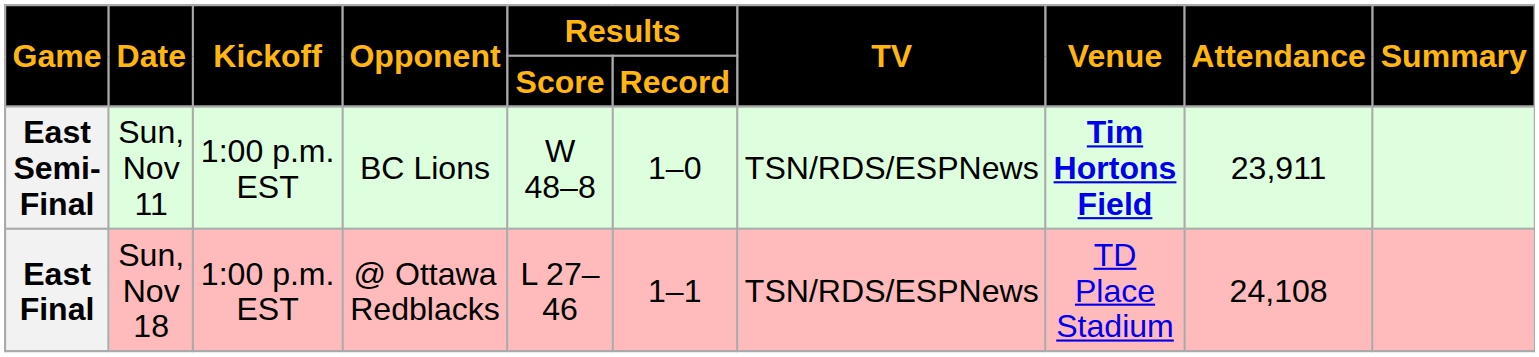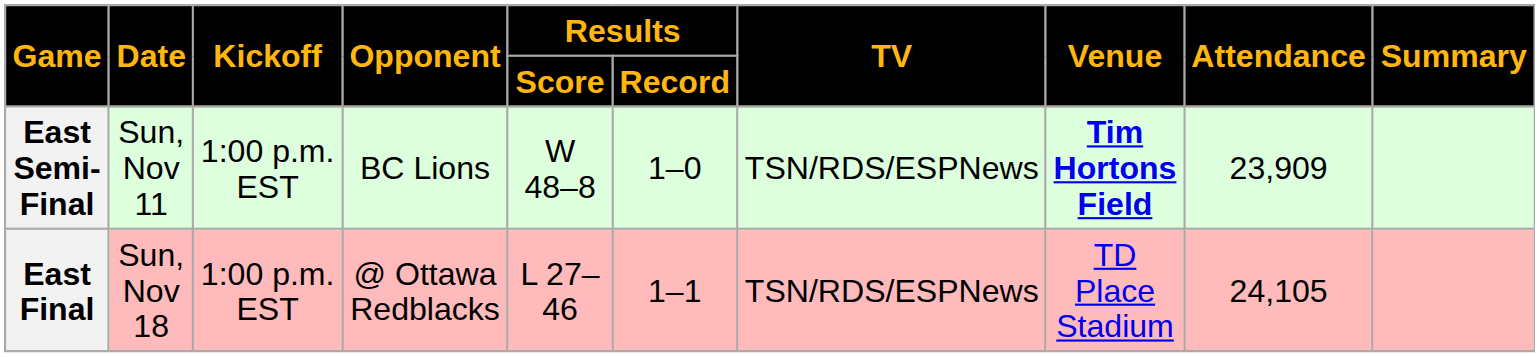(1279, 168) 23,911 -> (1279, 168) 23,909
(1279, 291) 24,108 -> (1279, 291) 24,105
